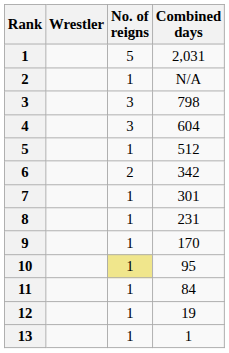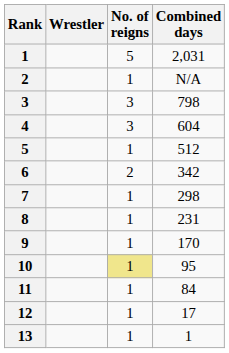(189, 196) 301 -> (189, 196) 298
(189, 312) 19 -> (189, 312) 17
